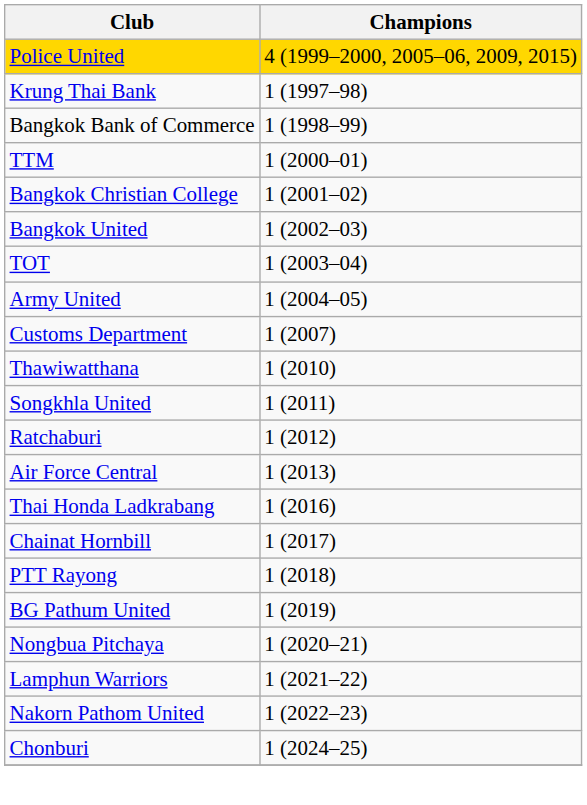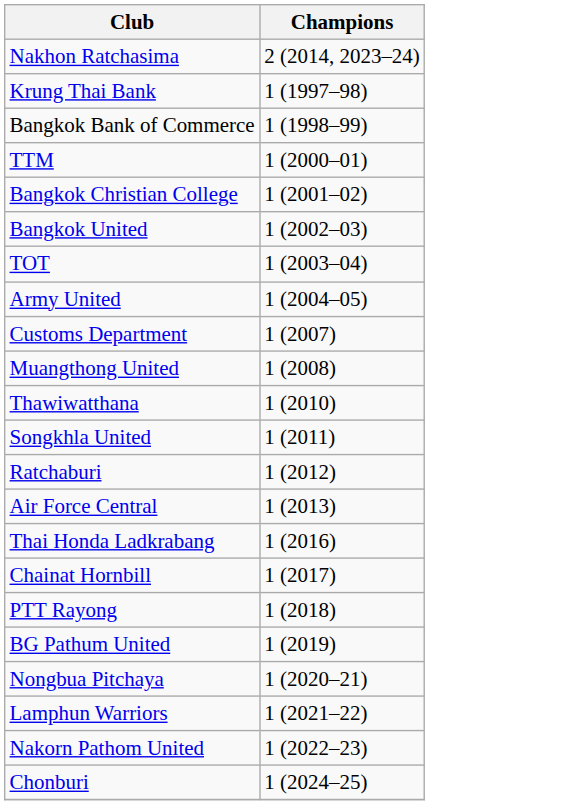- row: (67, 56)
+ row: (94, 56)
+ row: (94, 367)
